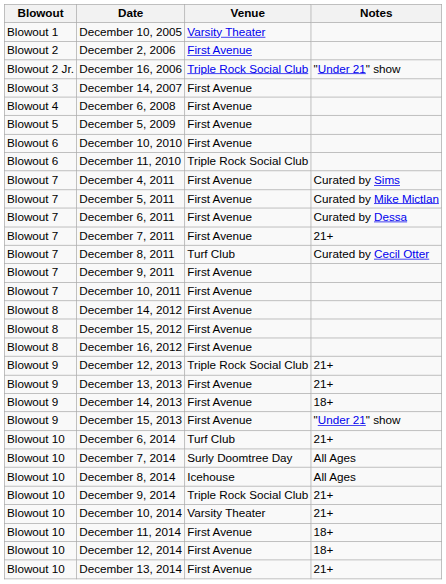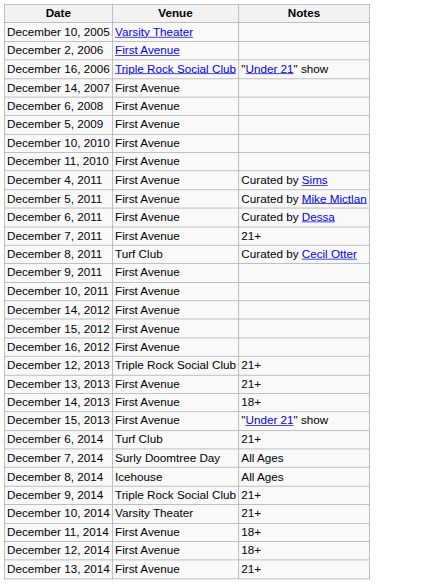- column: (40, 13)
(248, 161) Triple Rock Social Club -> (147, 161) First Avenue
